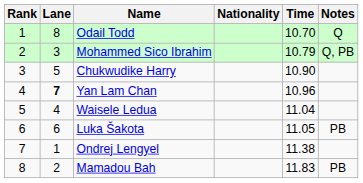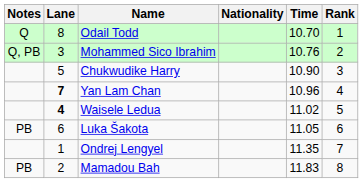columns swapped: (22, 14) <-> (338, 14)
(300, 52) 10.79 -> (304, 52) 10.76
(57, 110) normal -> (61, 110) bold
(300, 110) 11.04 -> (304, 110) 11.02
(300, 149) 11.38 -> (304, 149) 11.35
